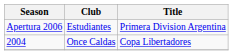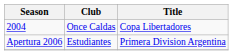rows swapped: (16, 42) <-> (34, 27)
